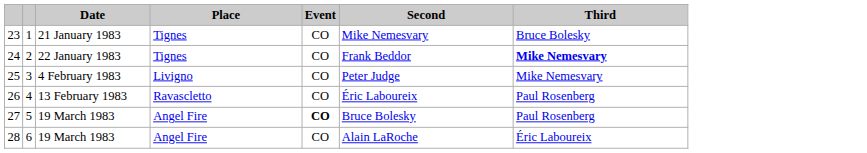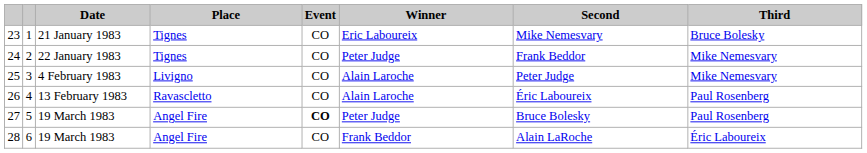+ column: (426, 14)
(561, 55) bold -> (734, 55) normal
